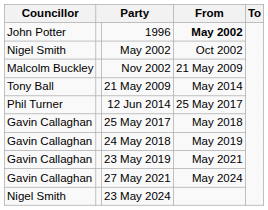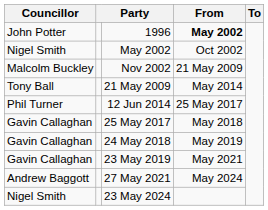(50, 178) Gavin Callaghan -> (48, 178) Andrew Baggott
